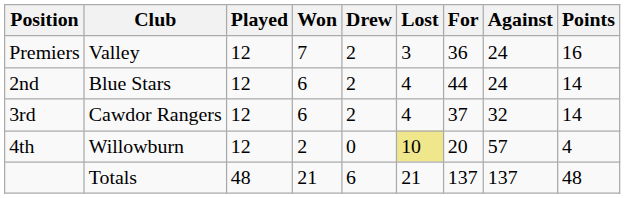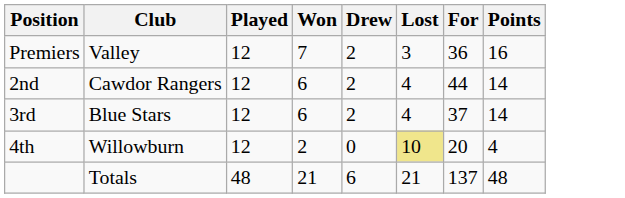- column: (520, 20)
(130, 83) Blue Stars -> (155, 83) Cawdor Rangers
(155, 114) Cawdor Rangers -> (130, 114) Blue Stars
